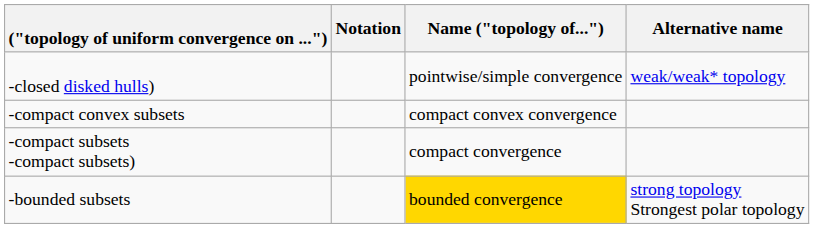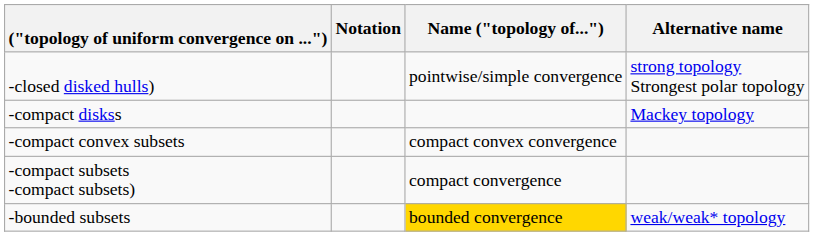(708, 76) weak/weak* topology -> (717, 76) strong topology Strongest polar topology
+ row: (65, 113)
(717, 199) strong topology Strongest polar topology -> (708, 217) weak/weak* topology
